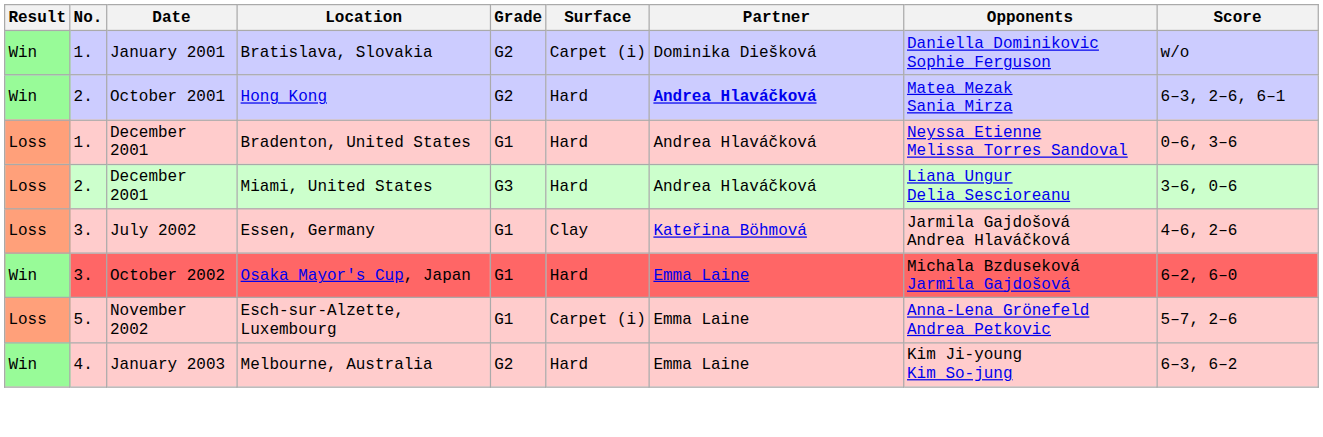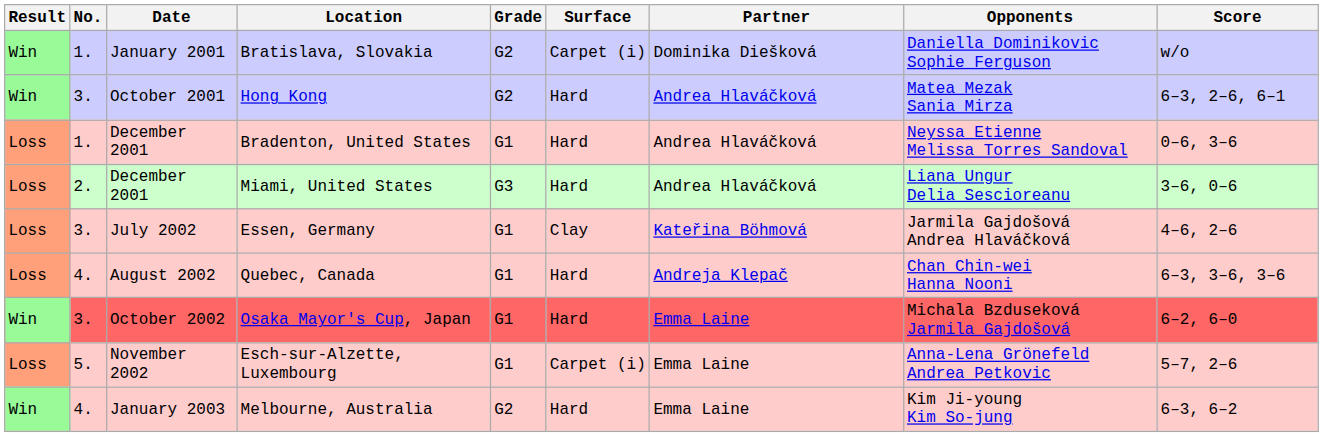(83, 97) 2. -> (83, 97) 3.
(735, 97) bold -> (735, 97) normal
+ row: (308, 275)
